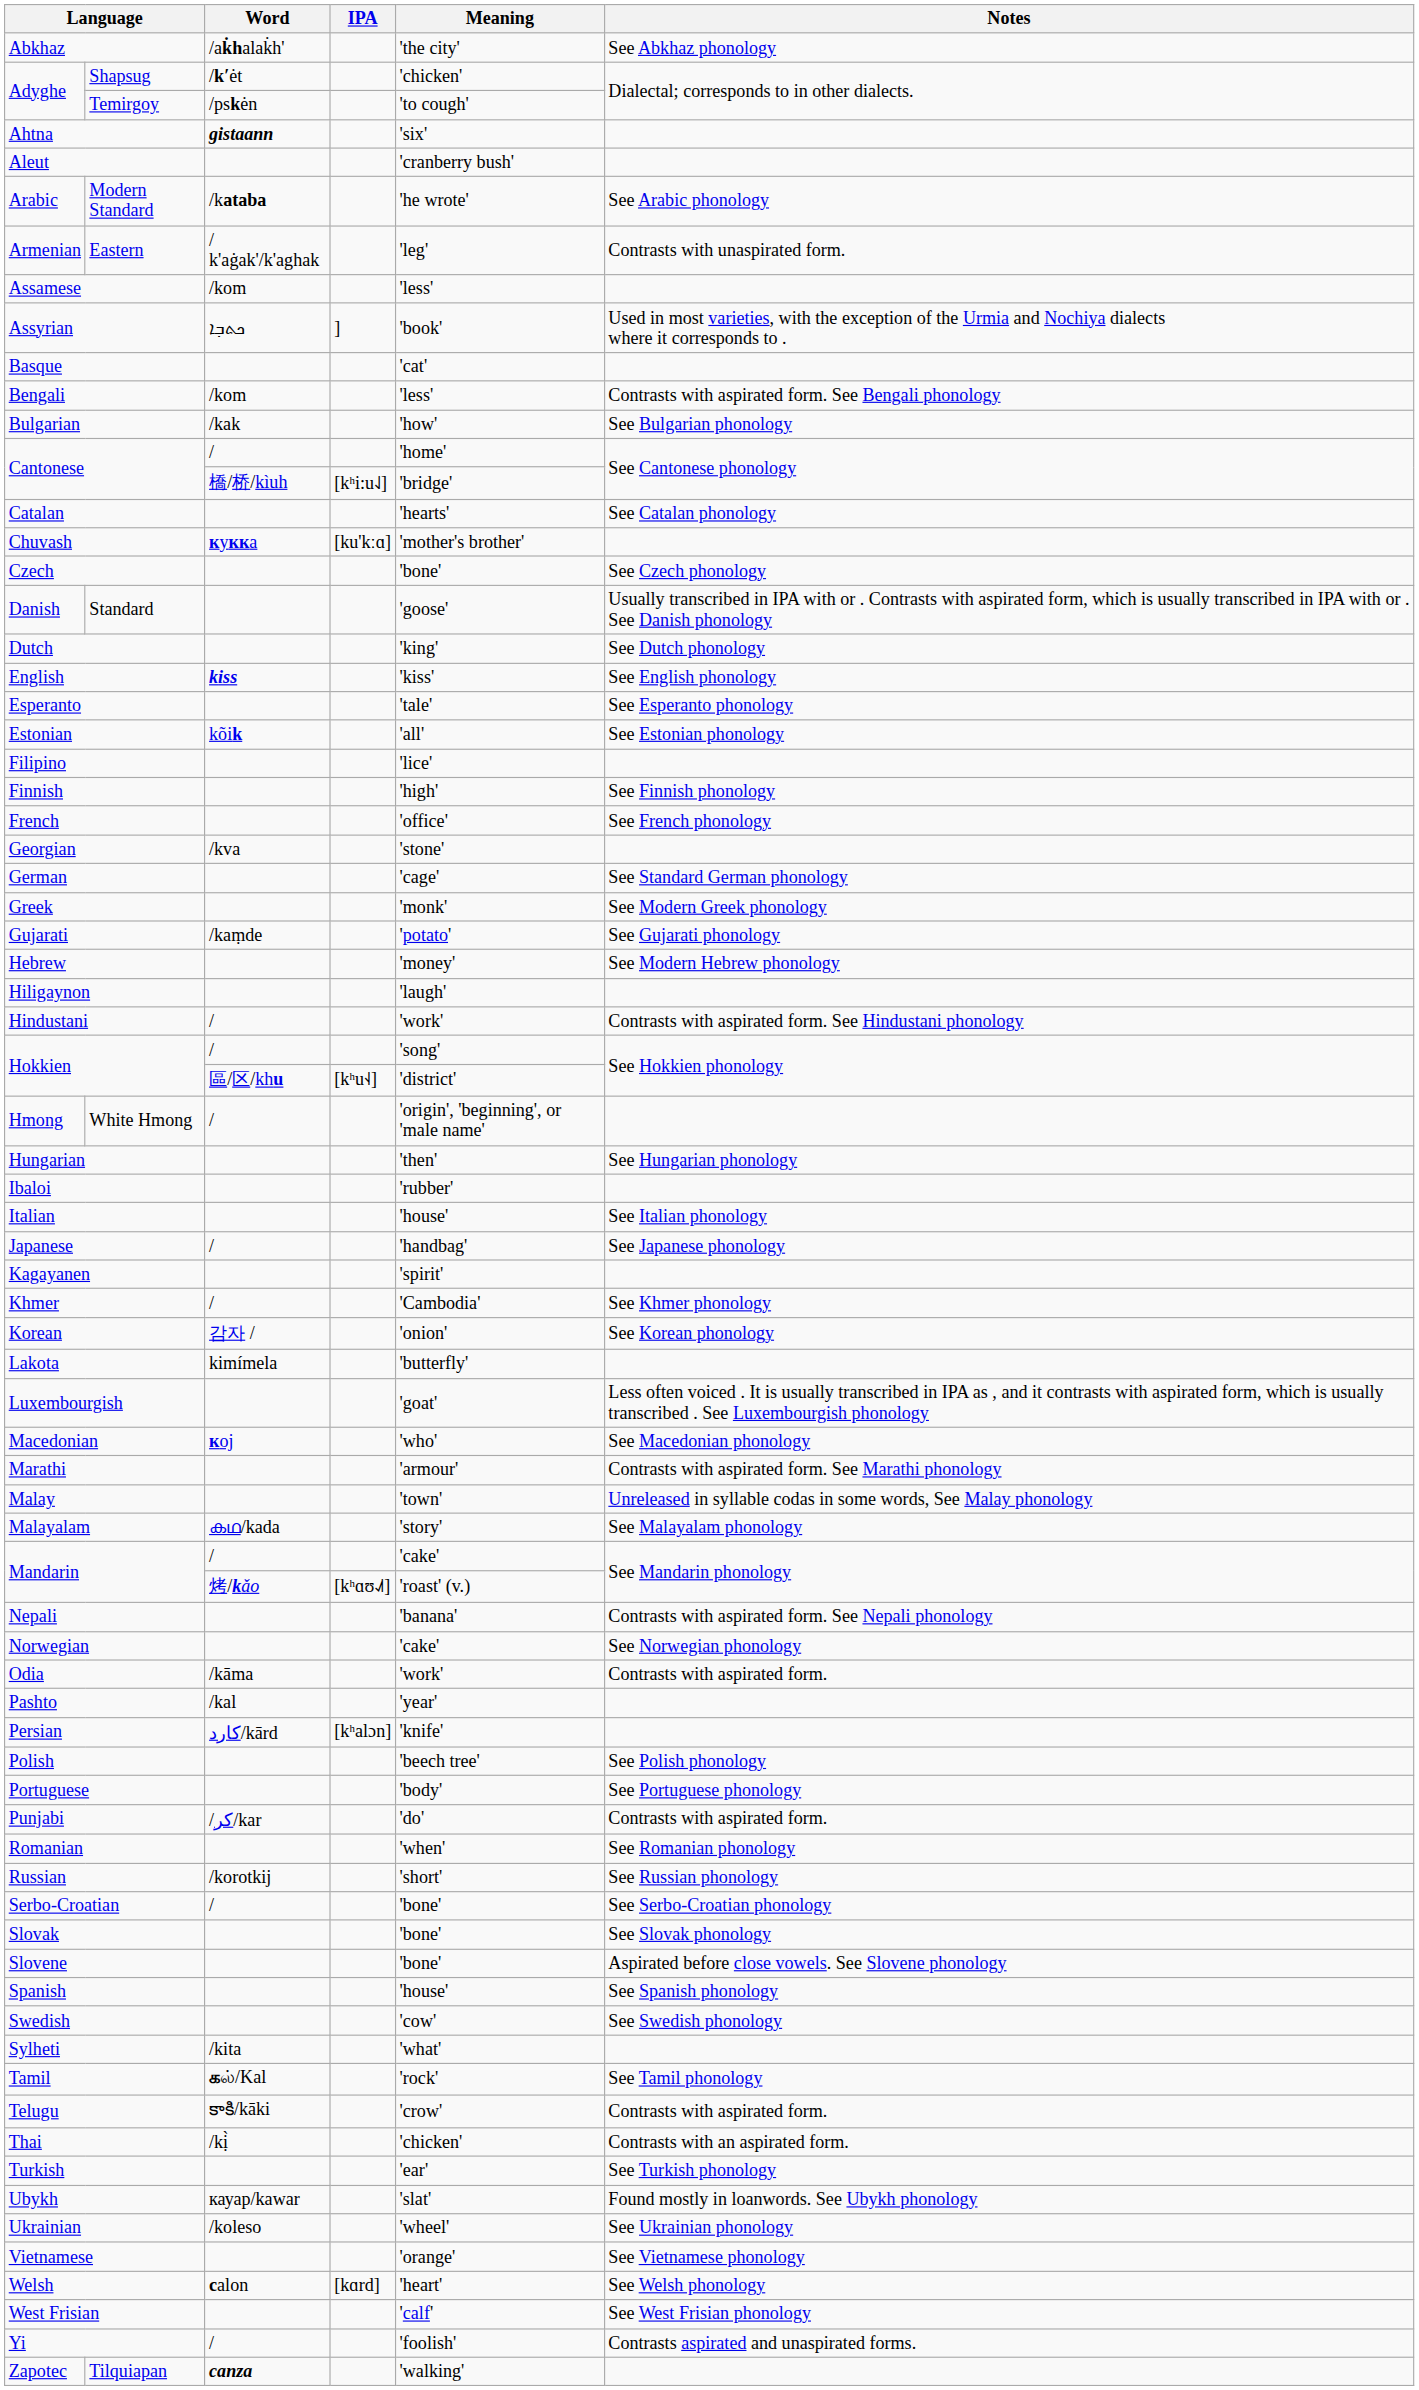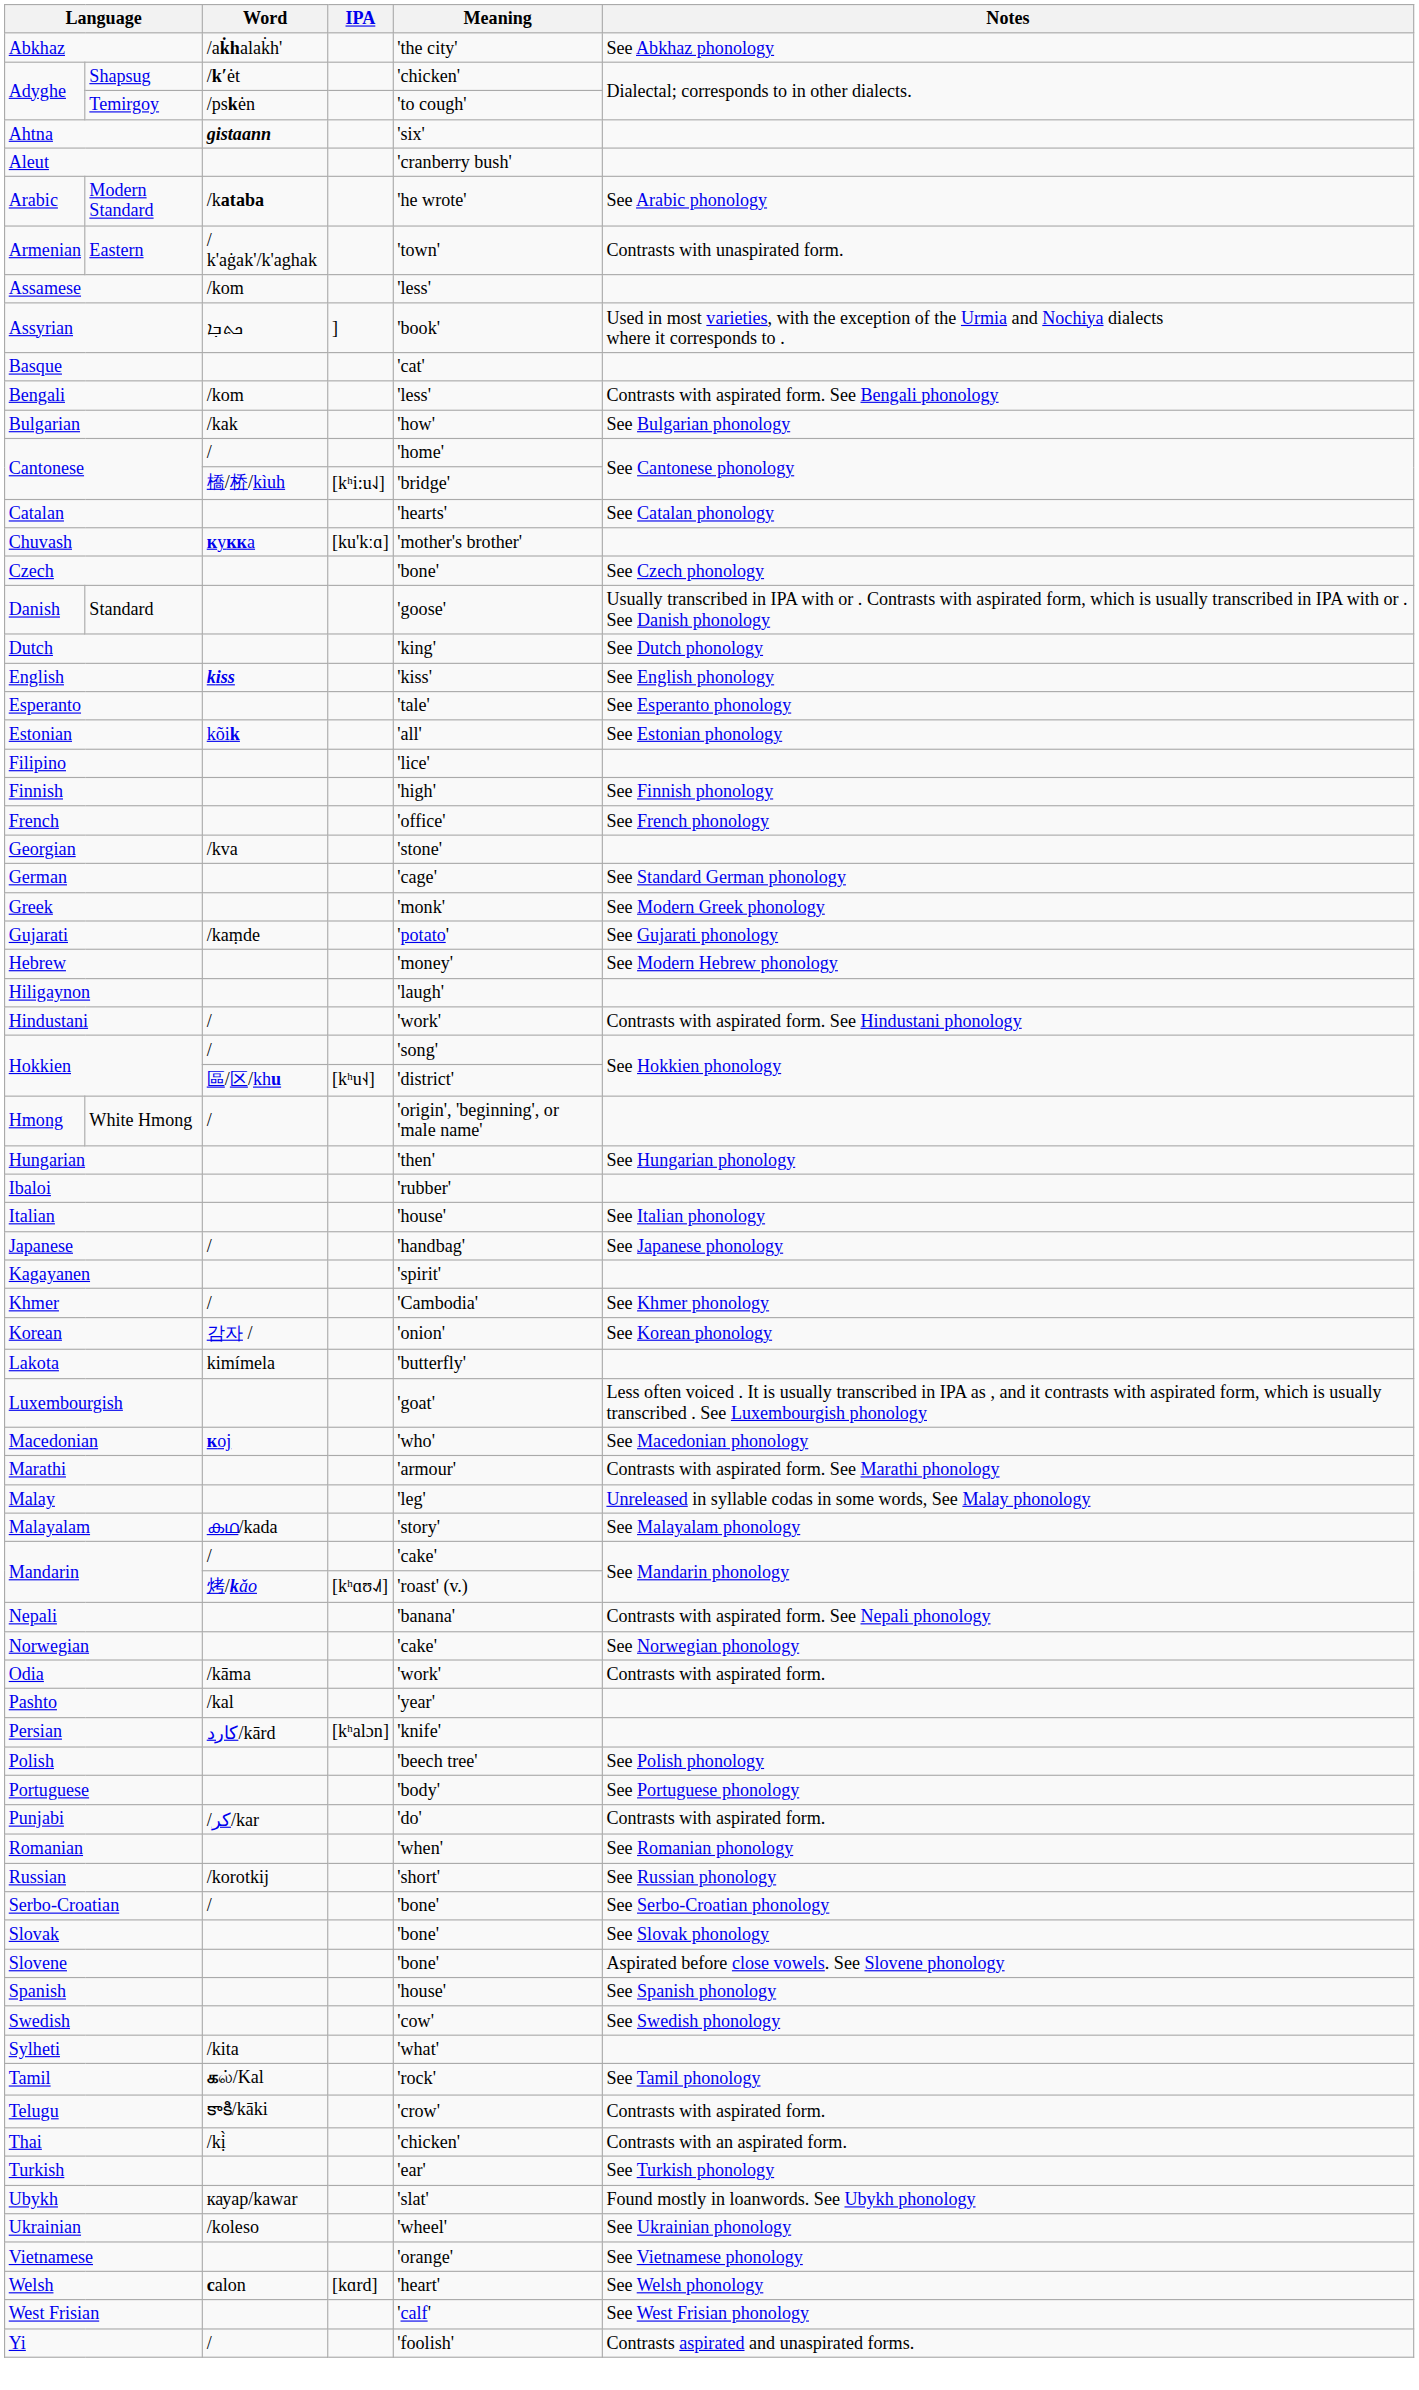(414, 250) 'leg' -> (419, 250) 'town'
(421, 1498) 'town' -> (412, 1498) 'leg'
- row: (128, 2371)
